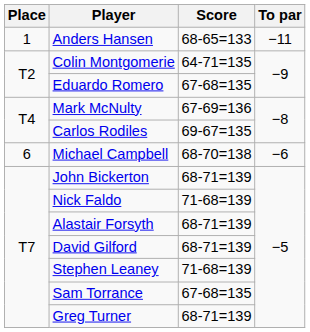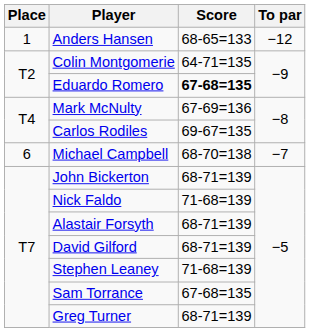(280, 39) −11 -> (280, 39) −12
(216, 85) normal -> (216, 85) bold
(280, 154) −6 -> (280, 154) −7
